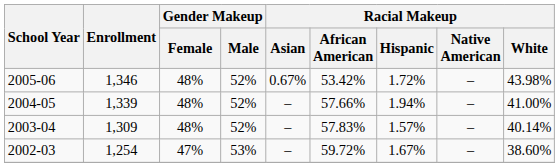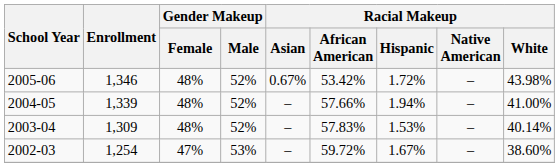(407, 127) 1.57% -> (407, 127) 1.53%
